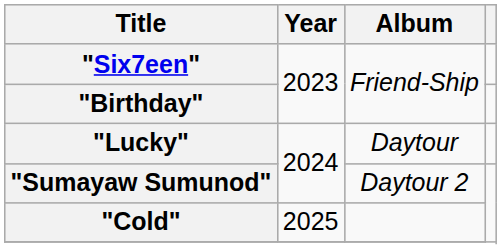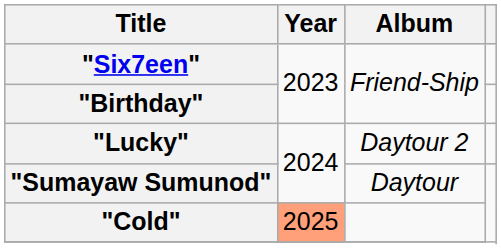(414, 143) Daytour -> (414, 143) Daytour 2
(414, 182) Daytour 2 -> (414, 182) Daytour
(311, 222) no background -> (311, 222) lightsalmon background
